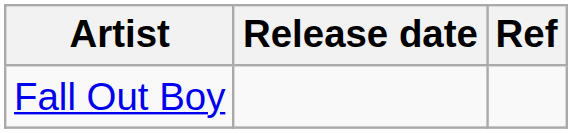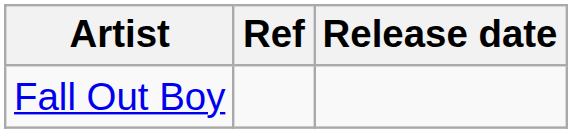columns swapped: (360, 34) <-> (526, 34)
